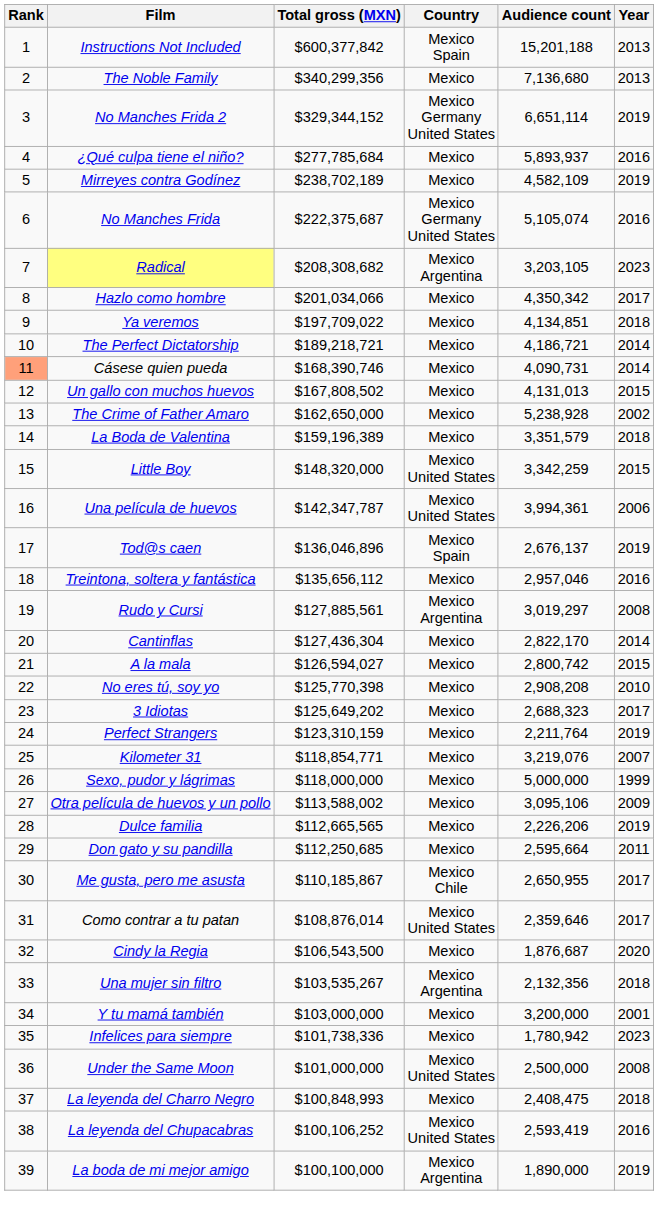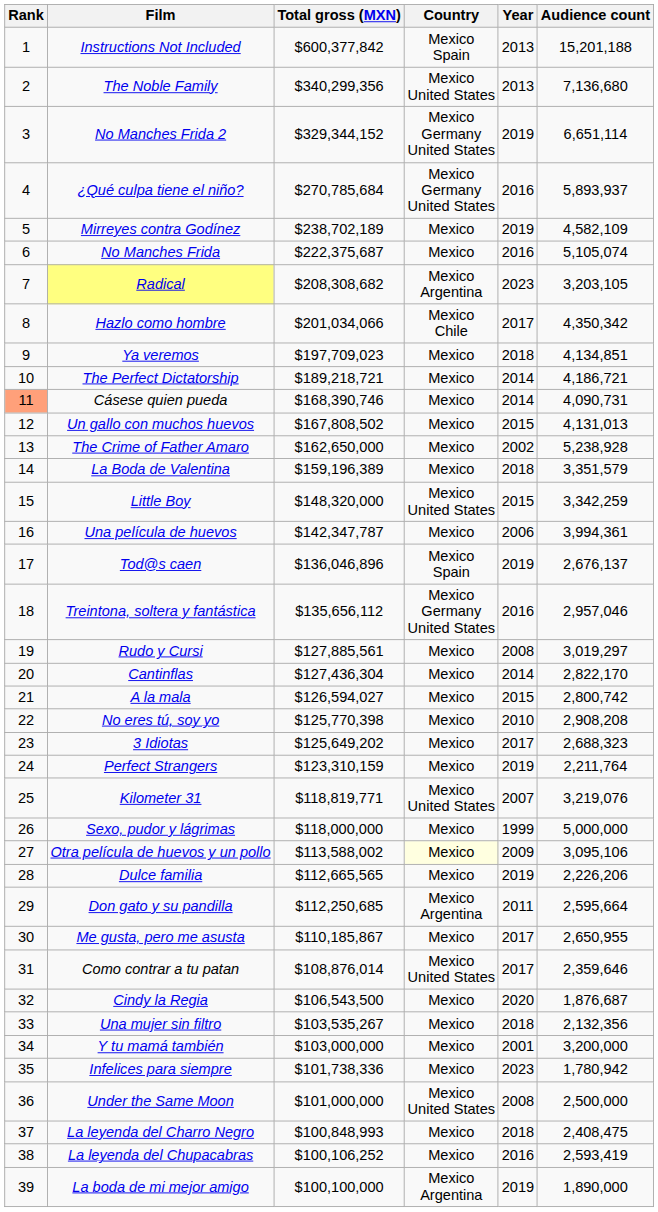columns swapped: (634, 16) <-> (556, 16)
(451, 78) Mexico -> (451, 86) Mexico United States
(339, 157) $277,785,684 -> (339, 190) $270,785,684
(451, 157) Mexico -> (451, 190) Mexico Germany United States
(451, 220) Mexico Germany United States -> (451, 252) Mexico
(451, 299) Mexico -> (451, 323) Mexico Chile
(339, 322) $197,709,022 -> (339, 354) $197,709,023
(451, 508) Mexico United States -> (451, 532) Mexico
(451, 579) Mexico -> (451, 611) Mexico Germany United States
(451, 610) Mexico Argentina -> (451, 651) Mexico
(339, 757) $118,854,771 -> (339, 798) $118,819,771
(451, 757) Mexico -> (451, 798) Mexico United States
(451, 803) no background -> (451, 852) lightyellow background
(451, 849) Mexico -> (451, 906) Mexico Argentina
(451, 880) Mexico Chile -> (451, 938) Mexico
(451, 982) Mexico Argentina -> (451, 1023) Mexico
(451, 1131) Mexico United States -> (451, 1155) Mexico
